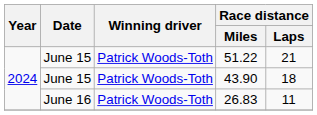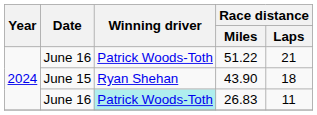(67, 58) June 15 -> (67, 58) June 16
(155, 79) Patrick Woods-Toth -> (138, 79) Ryan Shehan
(155, 100) no background -> (155, 100) paleturquoise background
